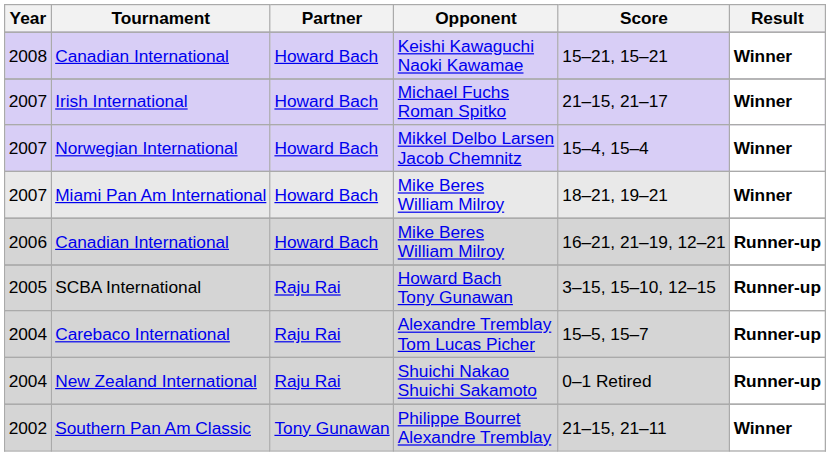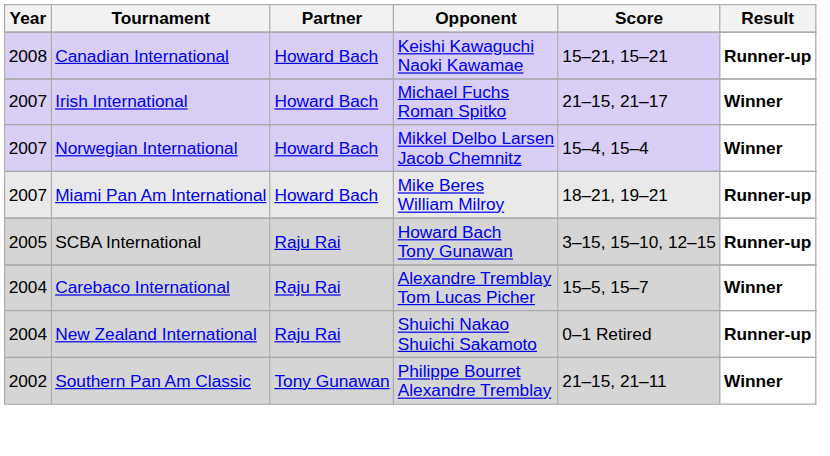(763, 56) Winner -> (768, 56) Runner-up
(763, 195) Winner -> (768, 195) Runner-up
- row: (142, 242)
(777, 335) Runner-up -> (753, 288) Winner
